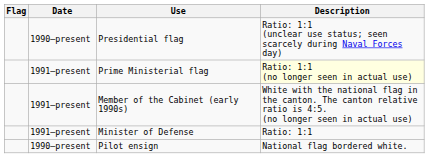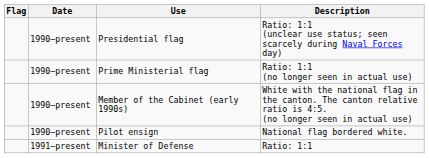(60, 72) 1991–present -> (60, 72) 1990–present
(337, 72) lightyellow background -> (337, 72) no background
(60, 105) 1991–present -> (60, 105) 1990–present
rows swapped: (146, 133) <-> (128, 146)
